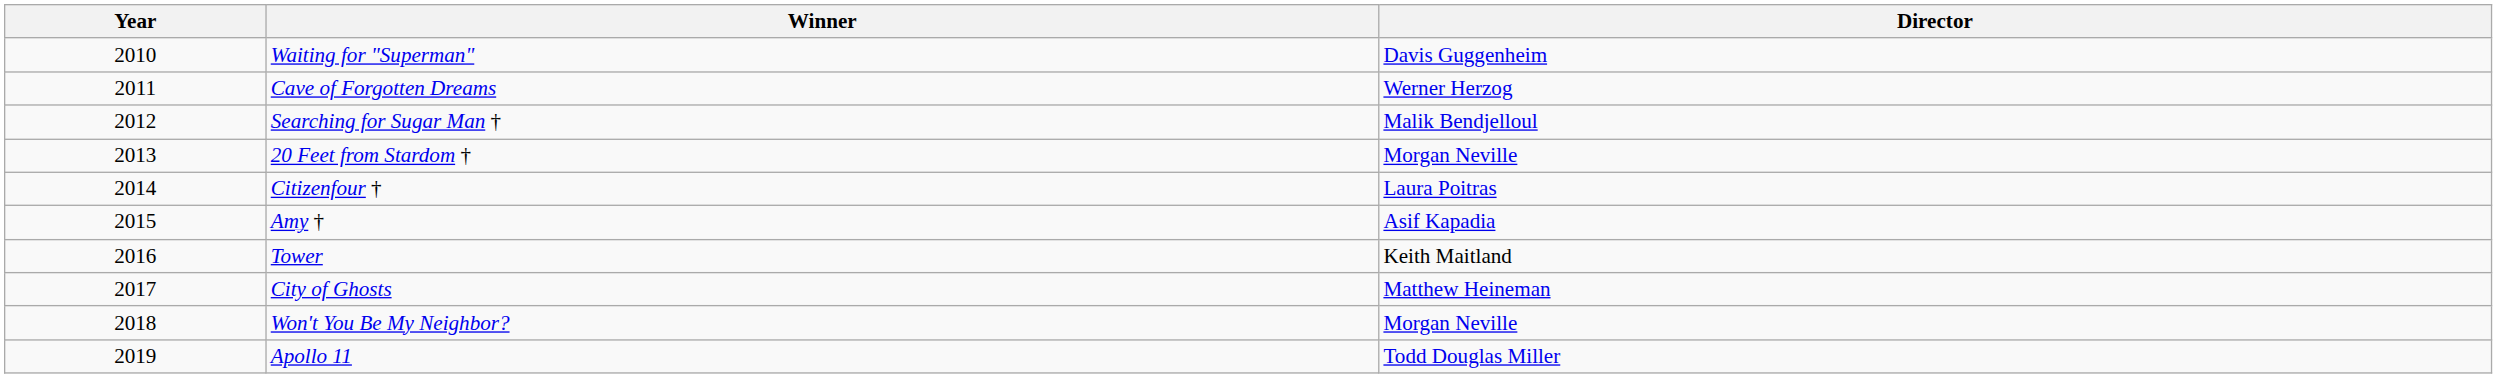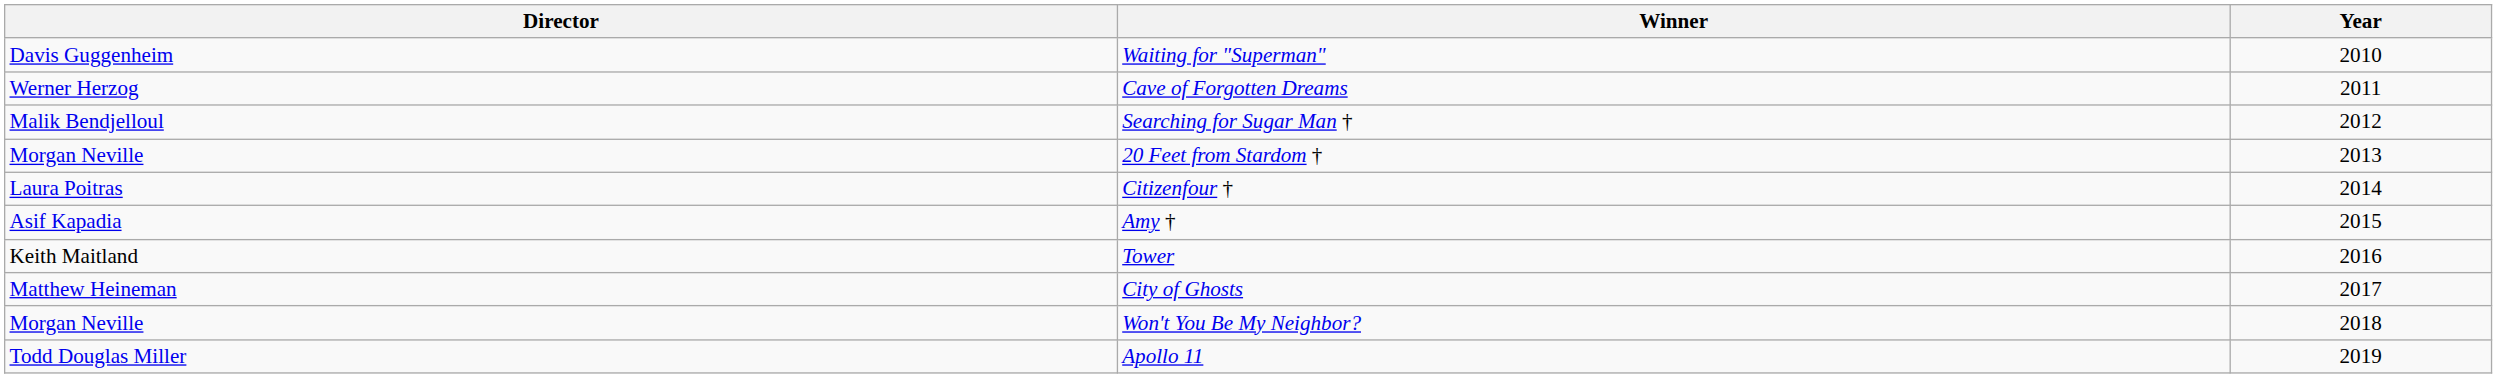columns swapped: (135, 21) <-> (1935, 21)
